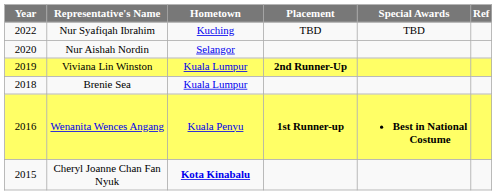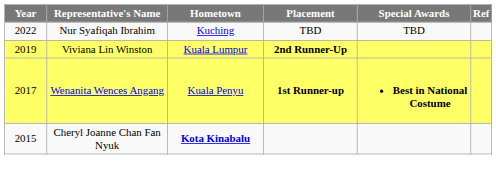- row: (107, 48)
- row: (107, 84)
(26, 126) 2016 -> (26, 90) 2017
